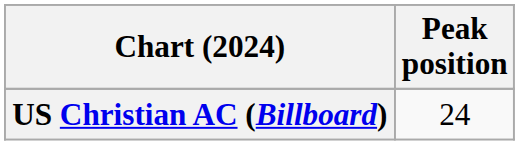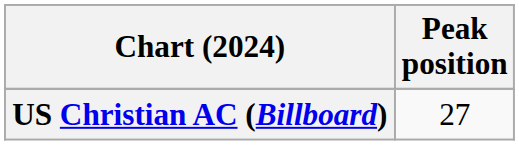(455, 113) 24 -> (455, 113) 27
